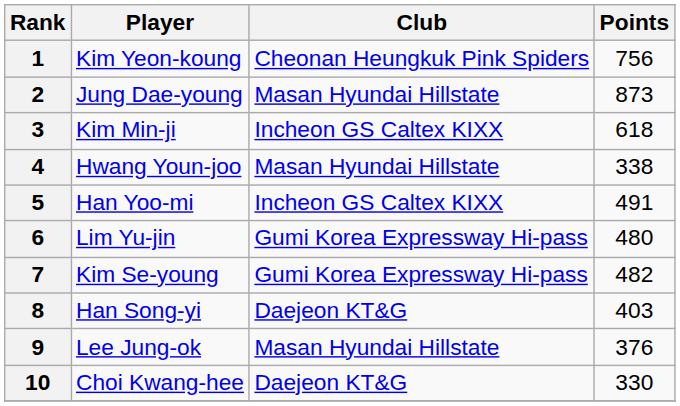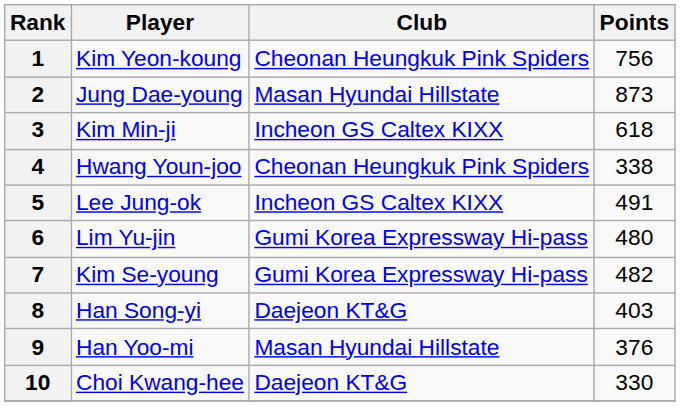(377, 166) Masan Hyundai Hillstate -> (422, 166) Cheonan Heungkuk Pink Spiders
(135, 202) Han Yoo-mi -> (139, 202) Lee Jung-ok
(139, 346) Lee Jung-ok -> (135, 346) Han Yoo-mi
